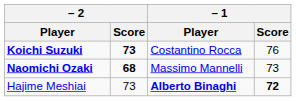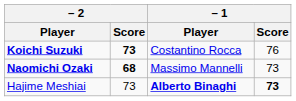(273, 86) 72 -> (273, 86) 73
